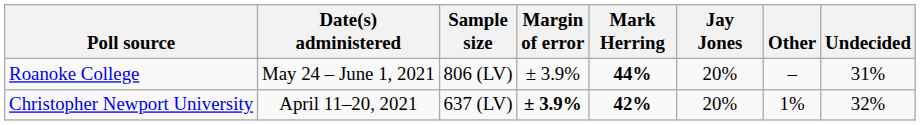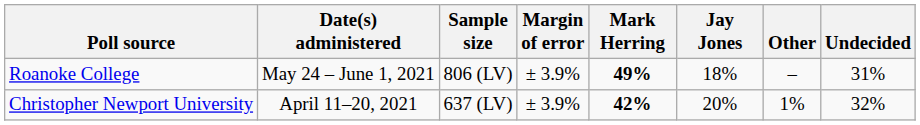(632, 73) 44% -> (632, 73) 49%
(720, 73) 20% -> (720, 73) 18%
(553, 104) bold -> (553, 104) normal
